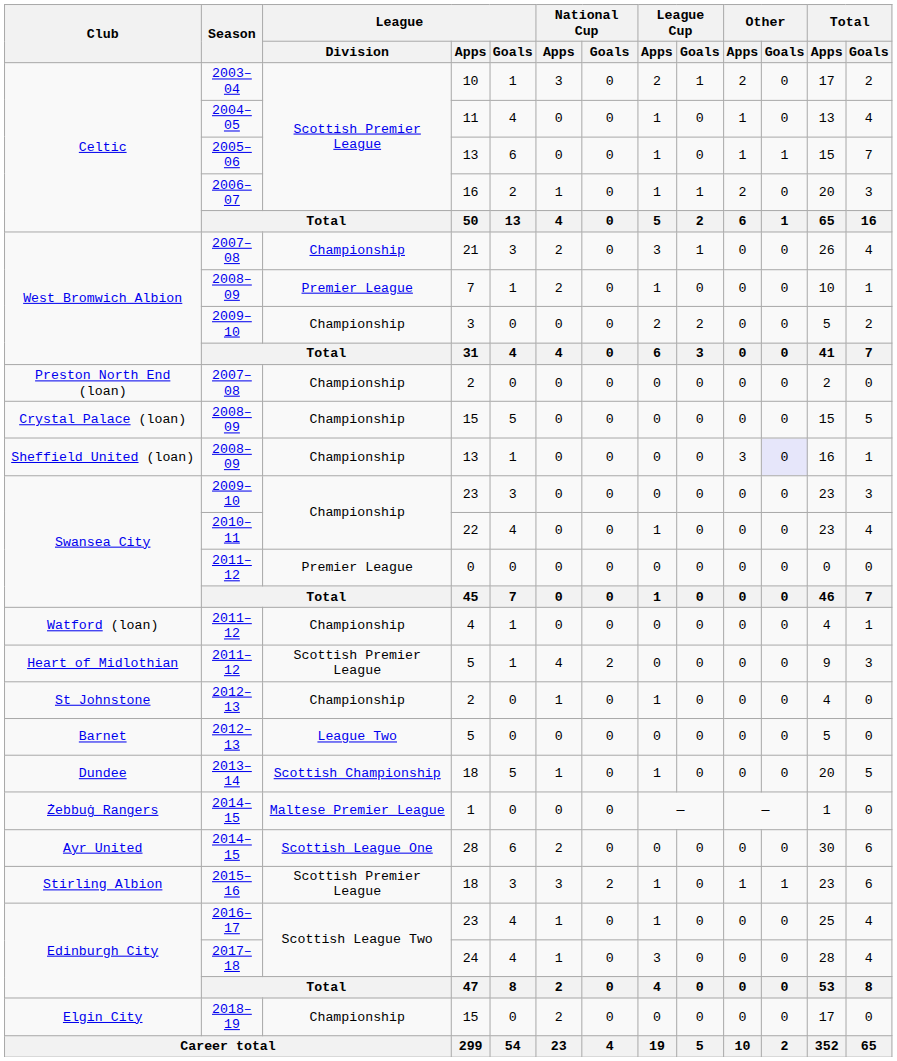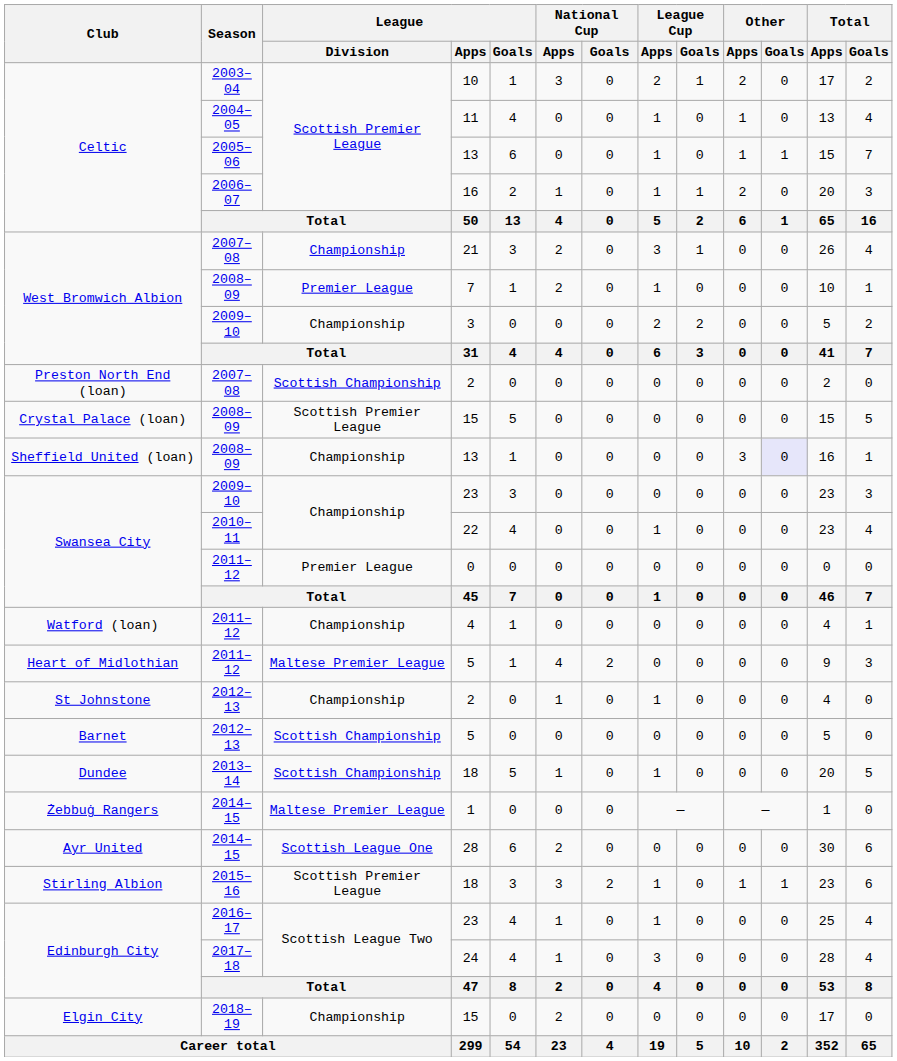(357, 383) Championship -> (357, 383) Scottish Championship
(357, 420) Championship -> (357, 420) Scottish Premier League
(357, 663) Scottish Premier League -> (357, 663) Maltese Premier League
(357, 737) League Two -> (357, 737) Scottish Championship
